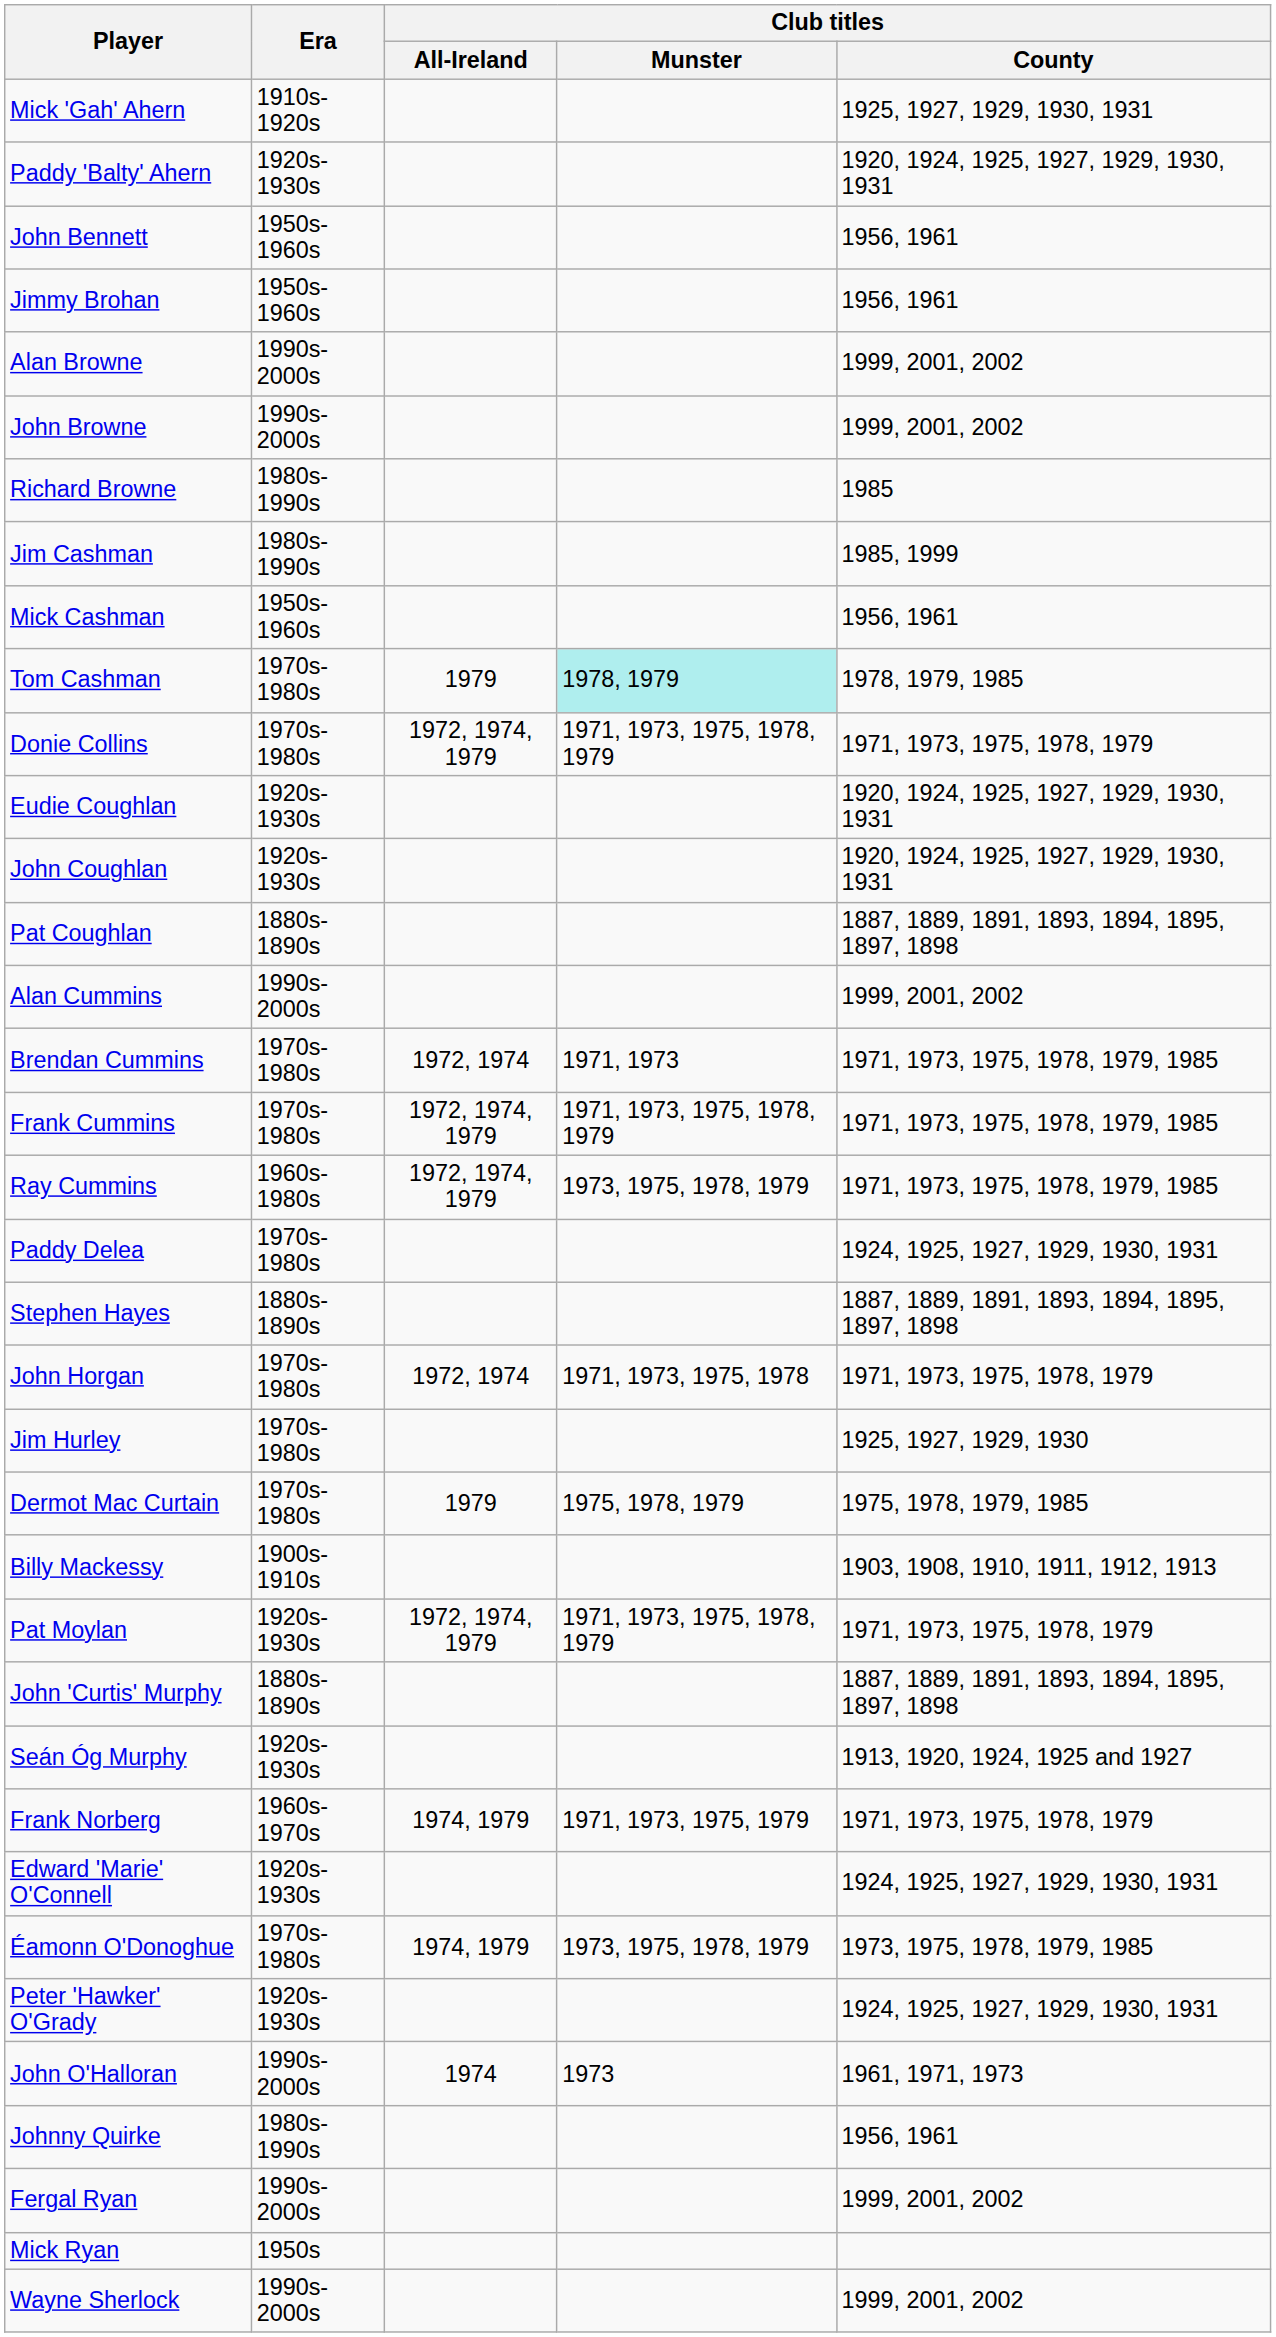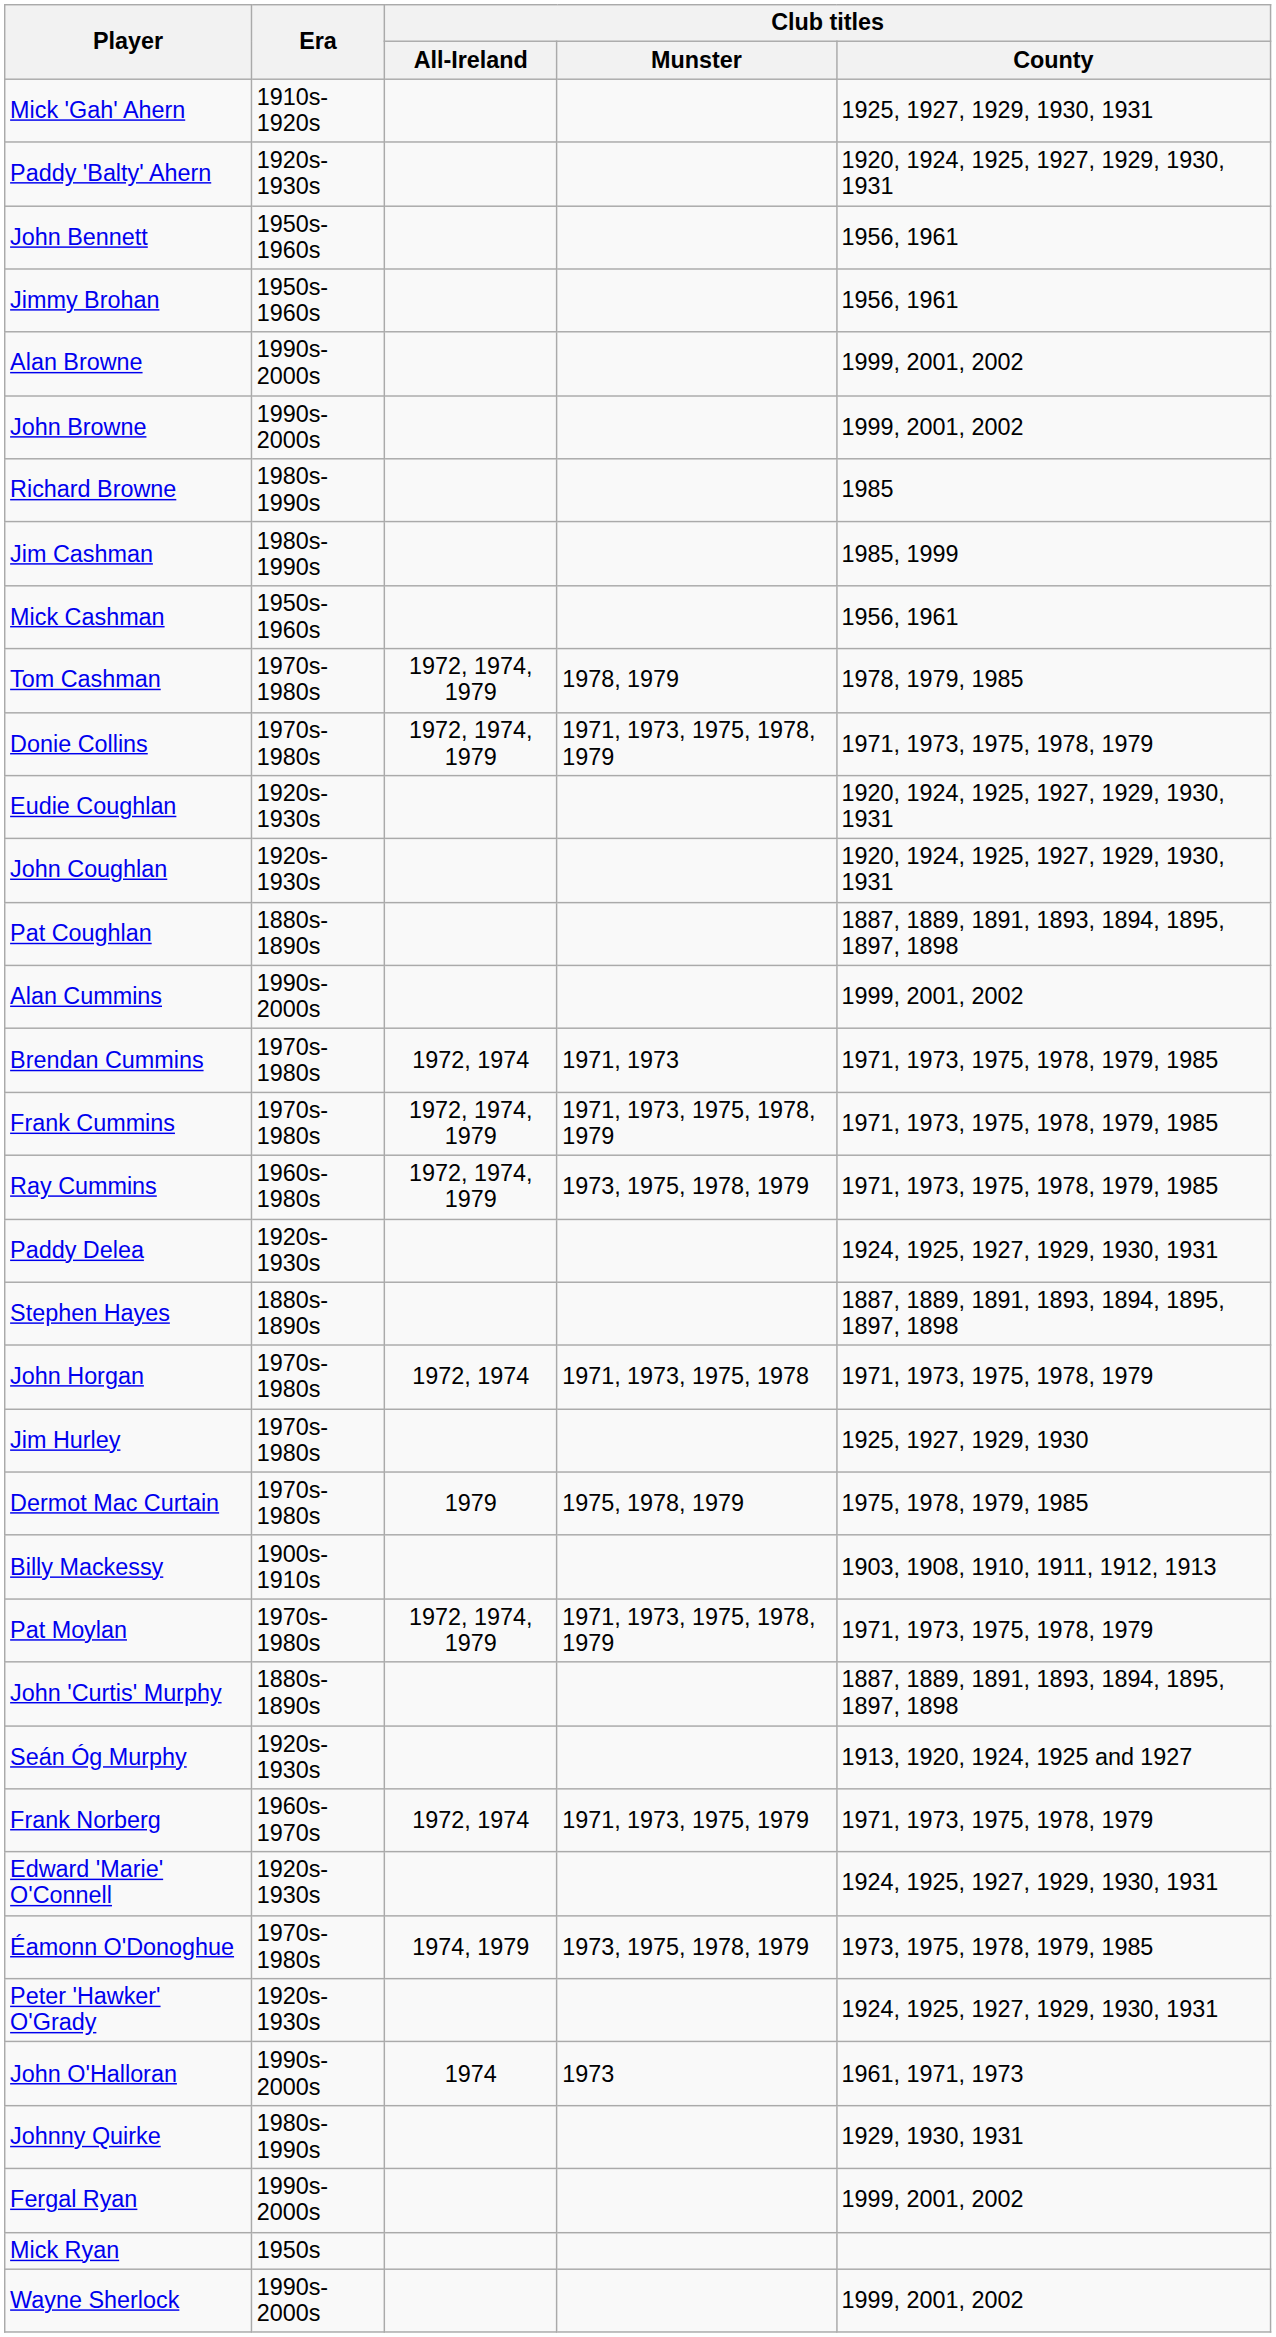(471, 680) 1979 -> (471, 680) 1972, 1974, 1979
(621, 680) paleturquoise background -> (621, 680) no background
(292, 1250) 1970s-1980s -> (292, 1250) 1920s-1930s
(292, 1630) 1920s-1930s -> (292, 1630) 1970s-1980s
(471, 1820) 1974, 1979 -> (471, 1820) 1972, 1974
(900, 2136) 1956, 1961 -> (933, 2136) 1929, 1930, 1931
